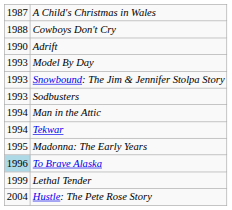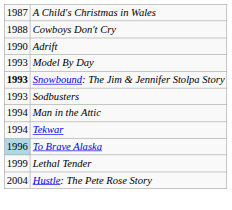(17, 79) normal -> (17, 79) bold
- row: (90, 146)
